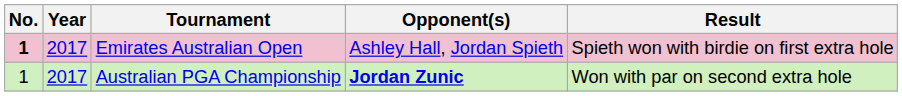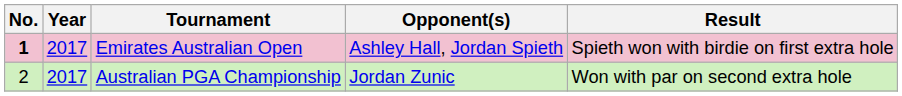(24, 77) 1 -> (24, 77) 2
(407, 77) bold -> (402, 77) normal
